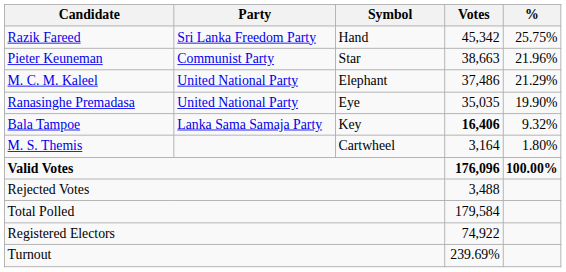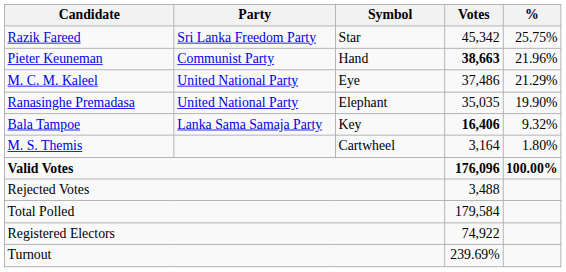(353, 37) Hand -> (350, 37) Star
(350, 59) Star -> (353, 59) Hand
(481, 59) normal -> (481, 59) bold
(363, 80) Elephant -> (349, 80) Eye
(349, 102) Eye -> (363, 102) Elephant
